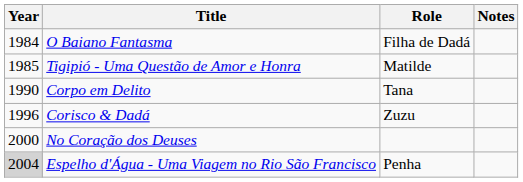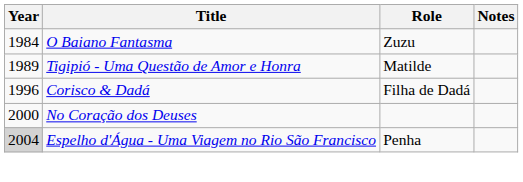(427, 41) Filha de Dadá -> (399, 41) Zuzu
(24, 66) 1985 -> (24, 66) 1989
- row: (98, 90)
(399, 115) Zuzu -> (427, 90) Filha de Dadá
